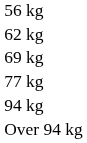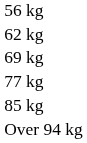+ row: (24, 105)
- row: (24, 105)
